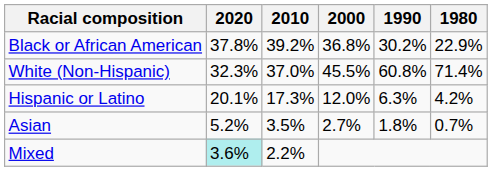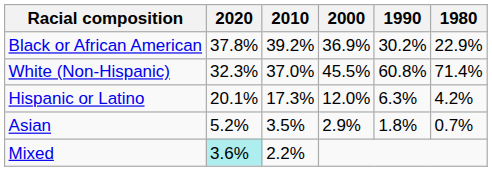(346, 45) 36.8% -> (346, 45) 36.9%
(342, 126) 2.7% -> (342, 126) 2.9%
